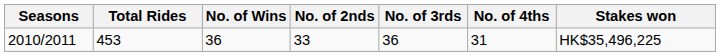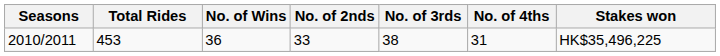(390, 40) 36 -> (390, 40) 38
